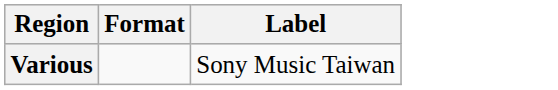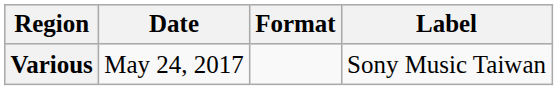+ column: (174, 24)
